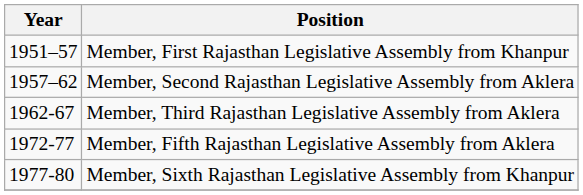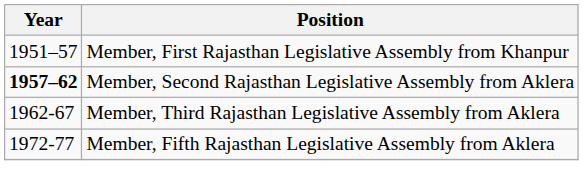(43, 81) normal -> (43, 81) bold
- row: (330, 174)
